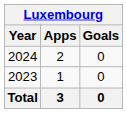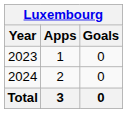rows swapped: (23, 77) <-> (23, 56)
